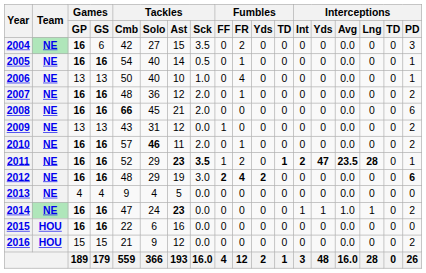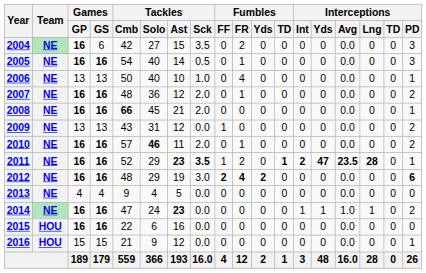(412, 62) 1 -> (412, 62) 3
(412, 111) 6 -> (412, 111) 1
(412, 243) 2 -> (412, 243) 1
